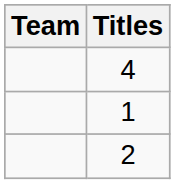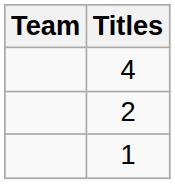rows swapped: (128, 155) <-> (128, 112)
